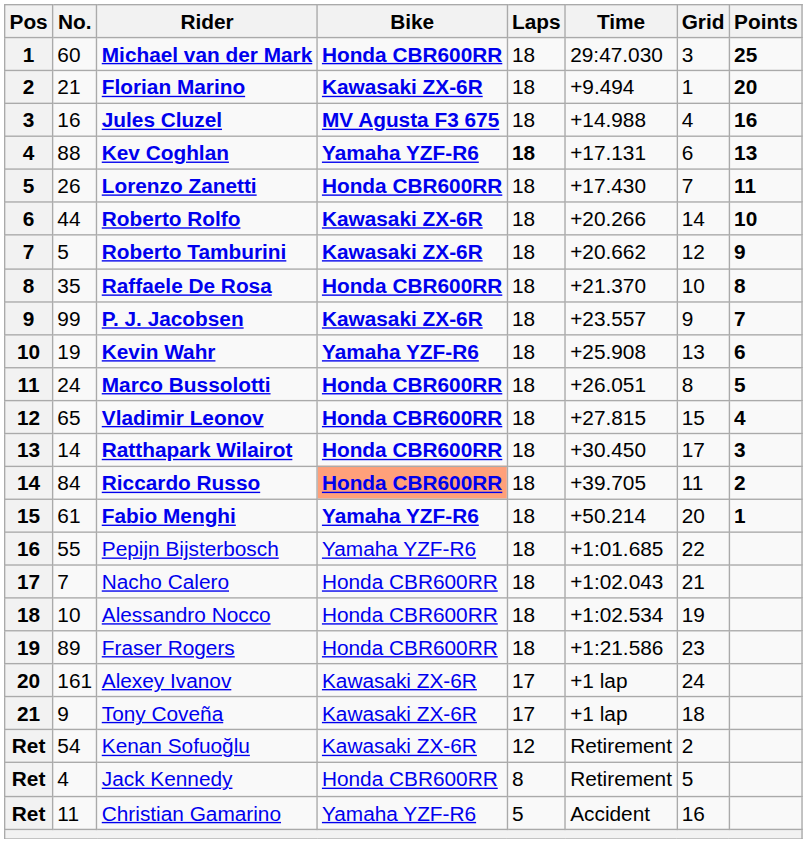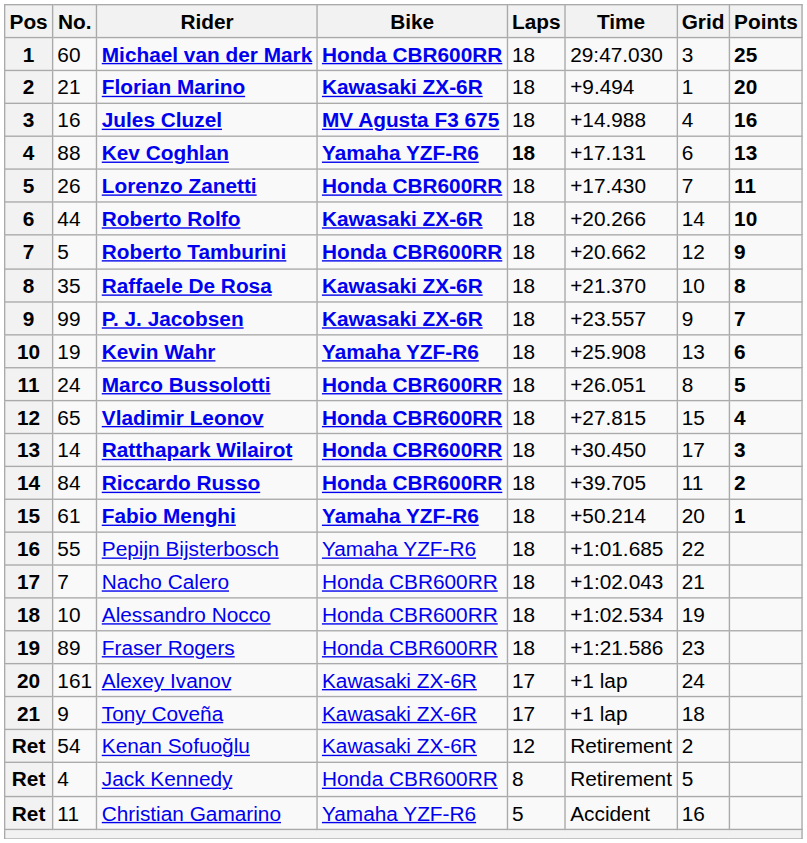(402, 252) Kawasaki ZX-6R -> (412, 252) Honda CBR600RR
(412, 285) Honda CBR600RR -> (402, 285) Kawasaki ZX-6R
(412, 483) lightsalmon background -> (412, 483) no background
